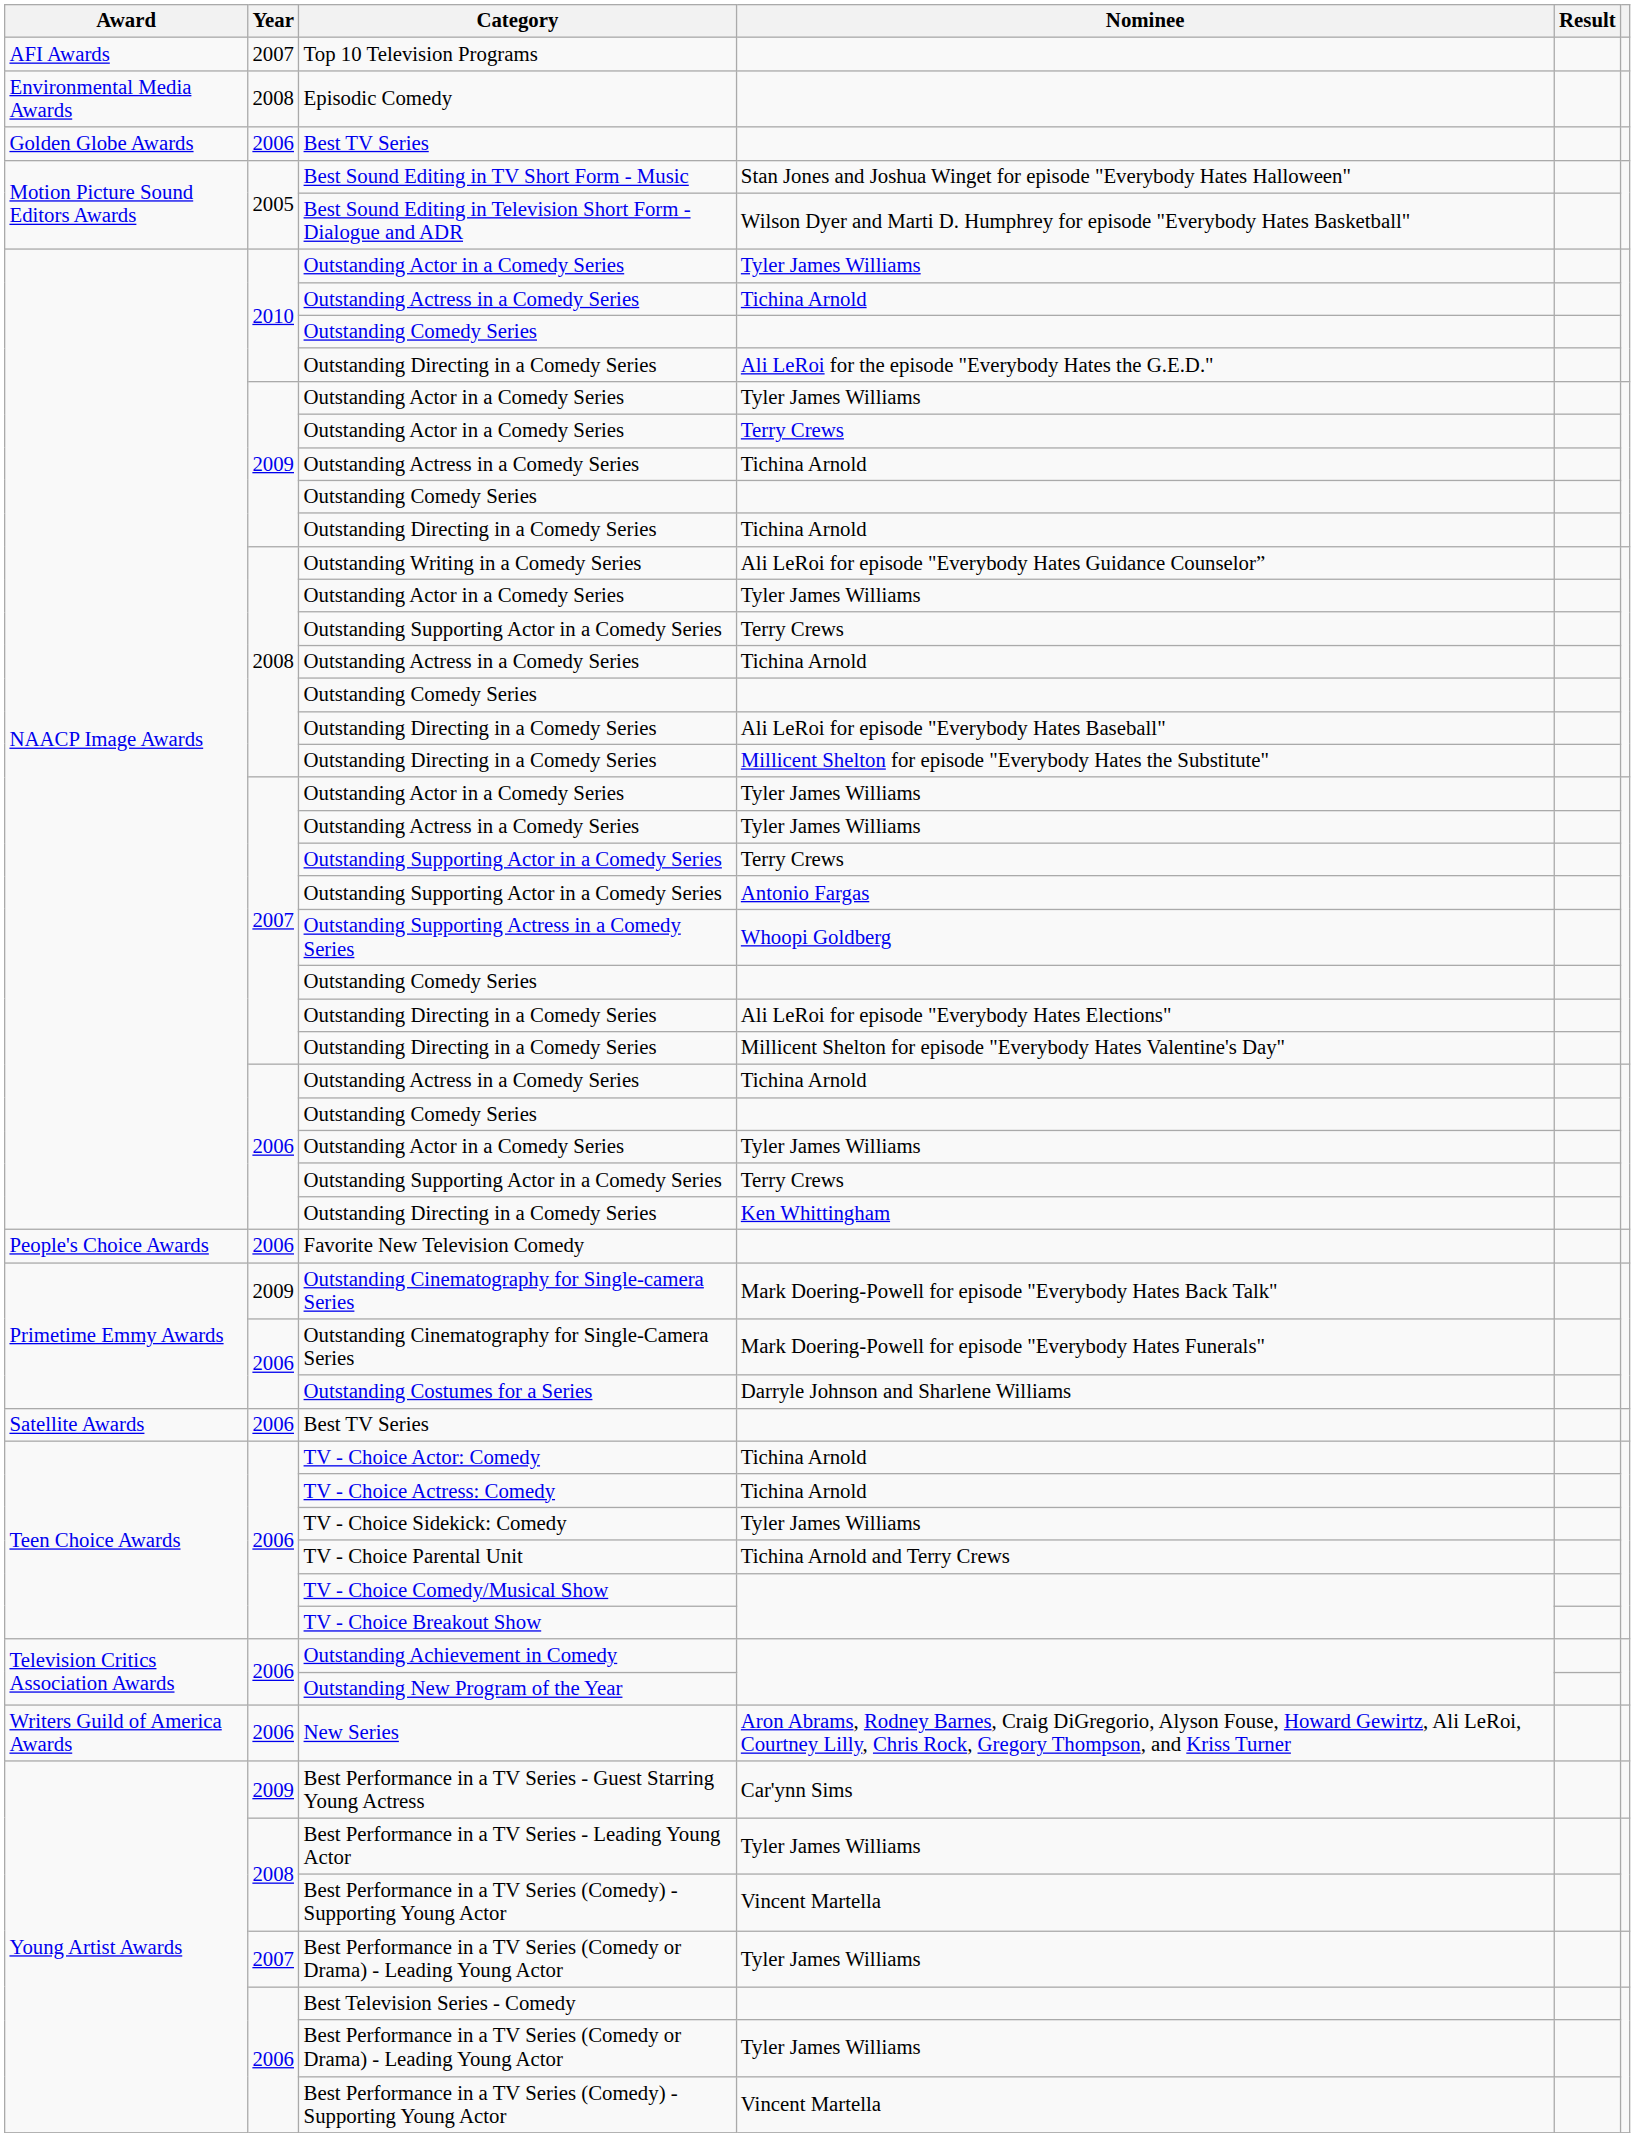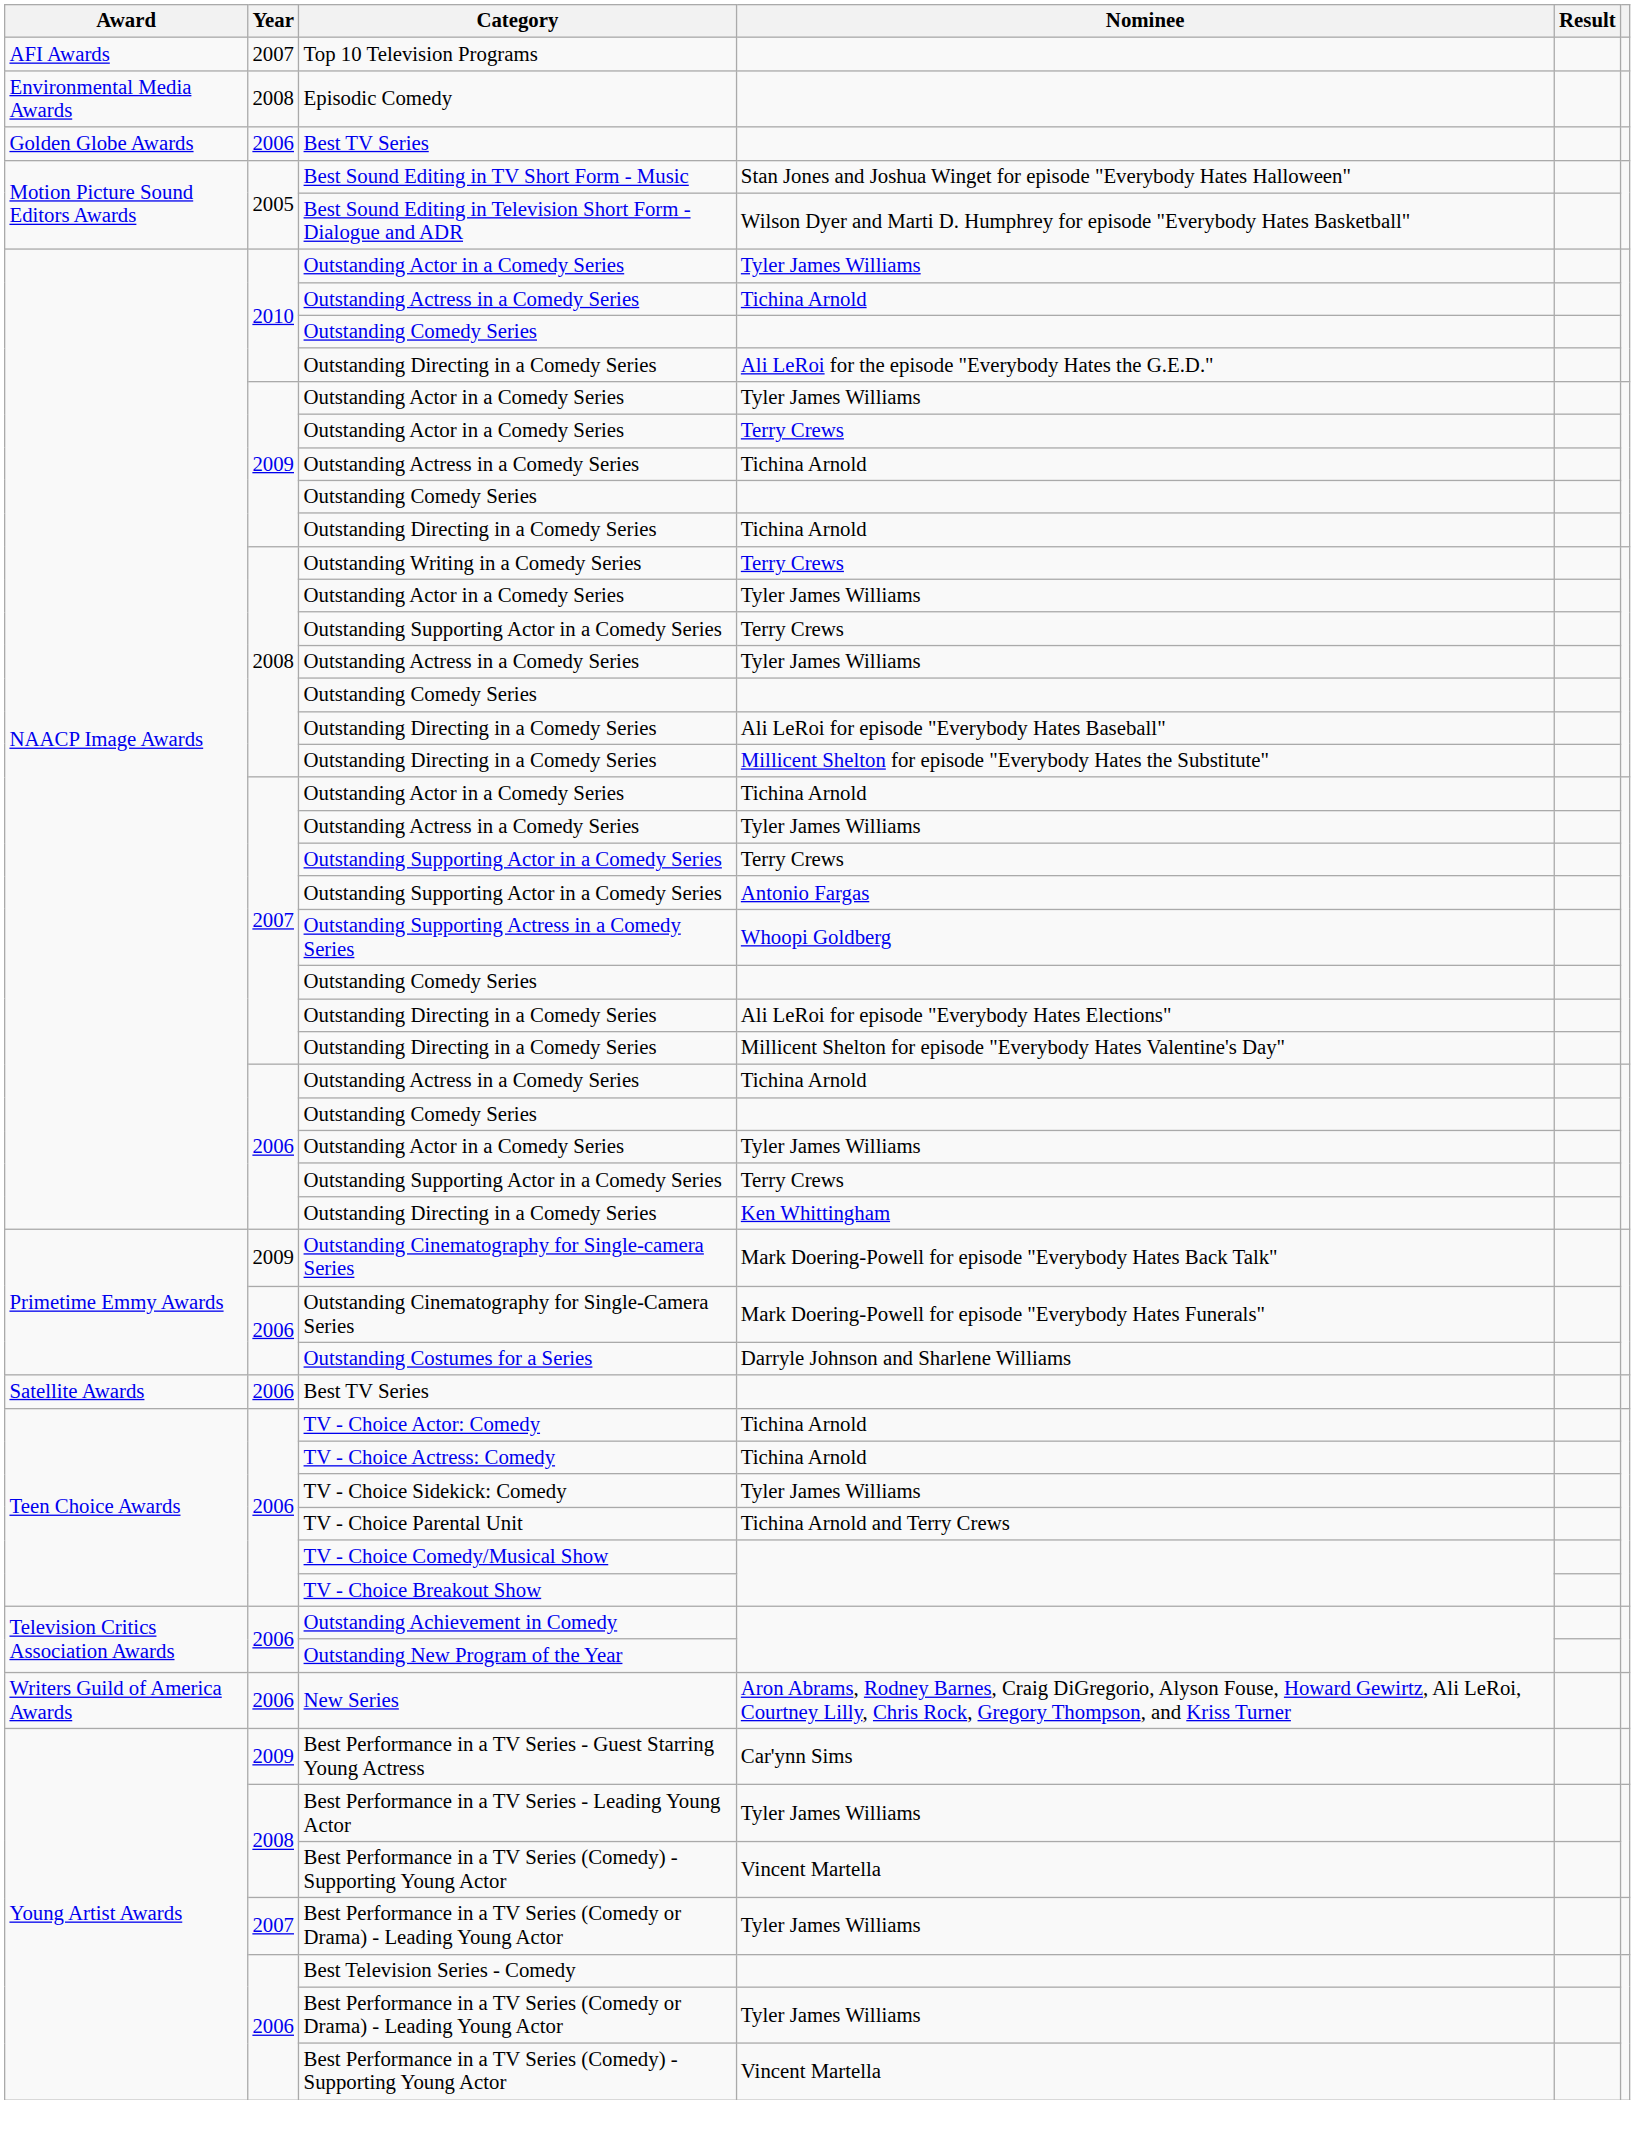(1003, 562) Ali LeRoi for episode "Everybody Hates Guidance Counselor” -> (792, 562) Terry Crews
(804, 661) Tichina Arnold -> (831, 661) Tyler James Williams
(831, 793) Tyler James Williams -> (804, 793) Tichina Arnold
- row: (273, 1245)
